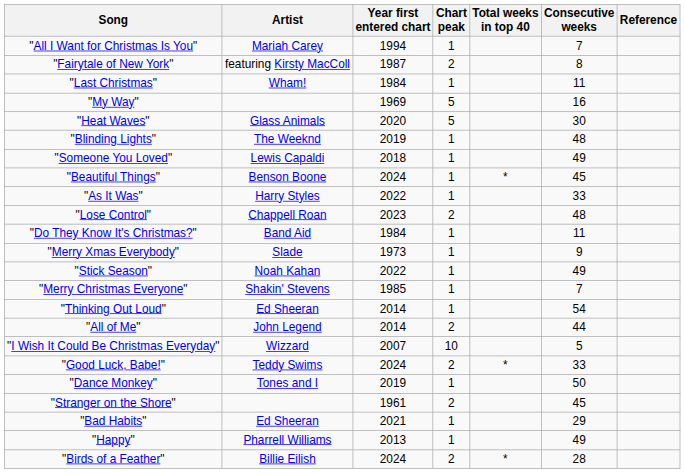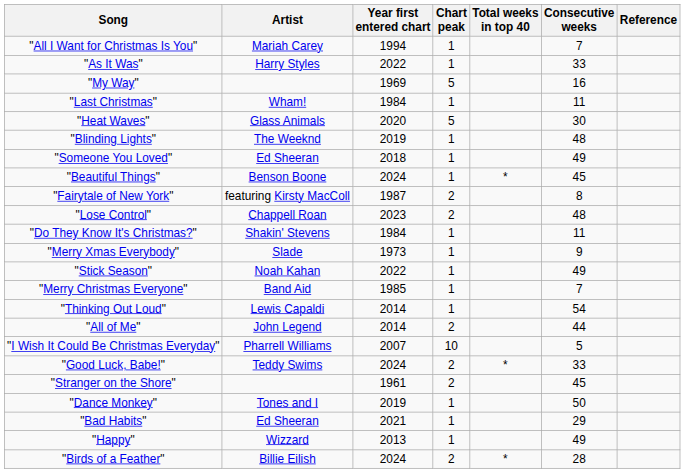rows swapped: (113, 64) <-> (113, 196)
rows swapped: (113, 83) <-> (113, 102)
(287, 158) Lewis Capaldi -> (287, 158) Ed Sheeran
(287, 233) Band Aid -> (287, 233) Shakin' Stevens
(287, 290) Shakin' Stevens -> (287, 290) Band Aid
(287, 308) Ed Sheeran -> (287, 308) Lewis Capaldi
(287, 346) Wizzard -> (287, 346) Pharrell Williams
rows swapped: (113, 402) <-> (113, 383)
(287, 440) Pharrell Williams -> (287, 440) Wizzard
